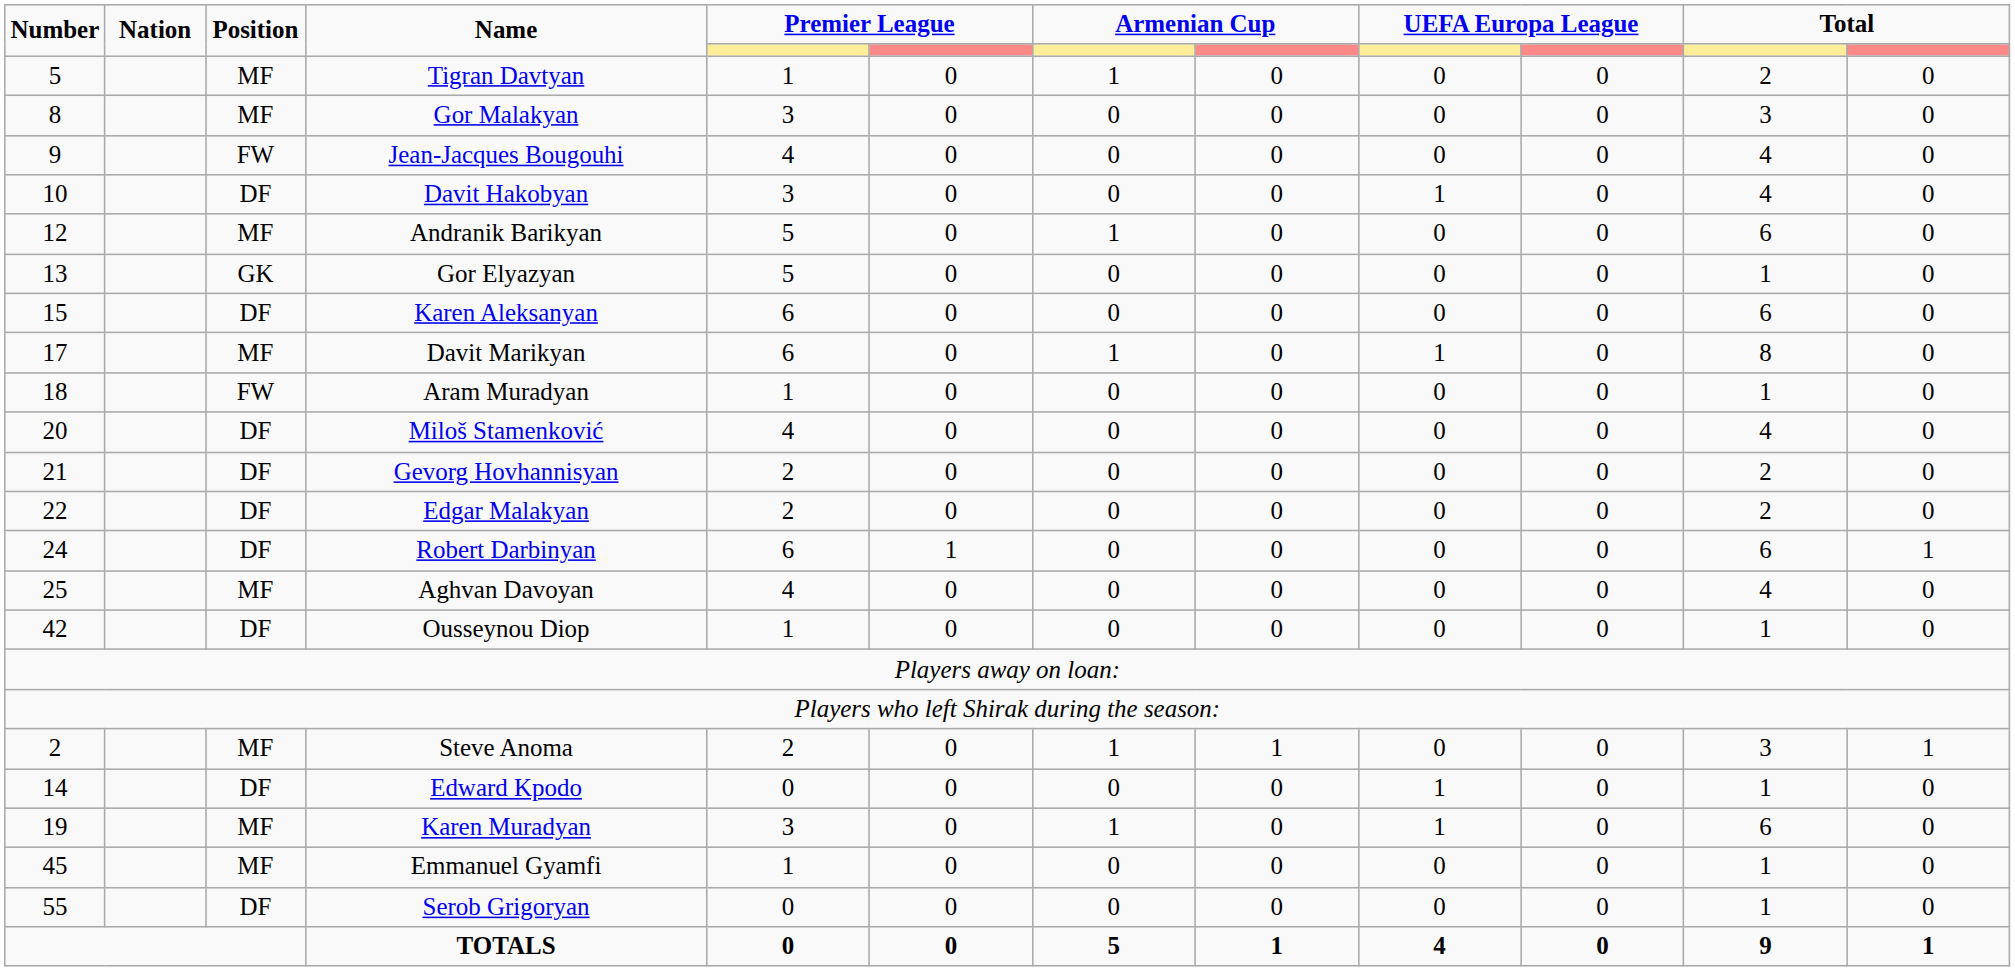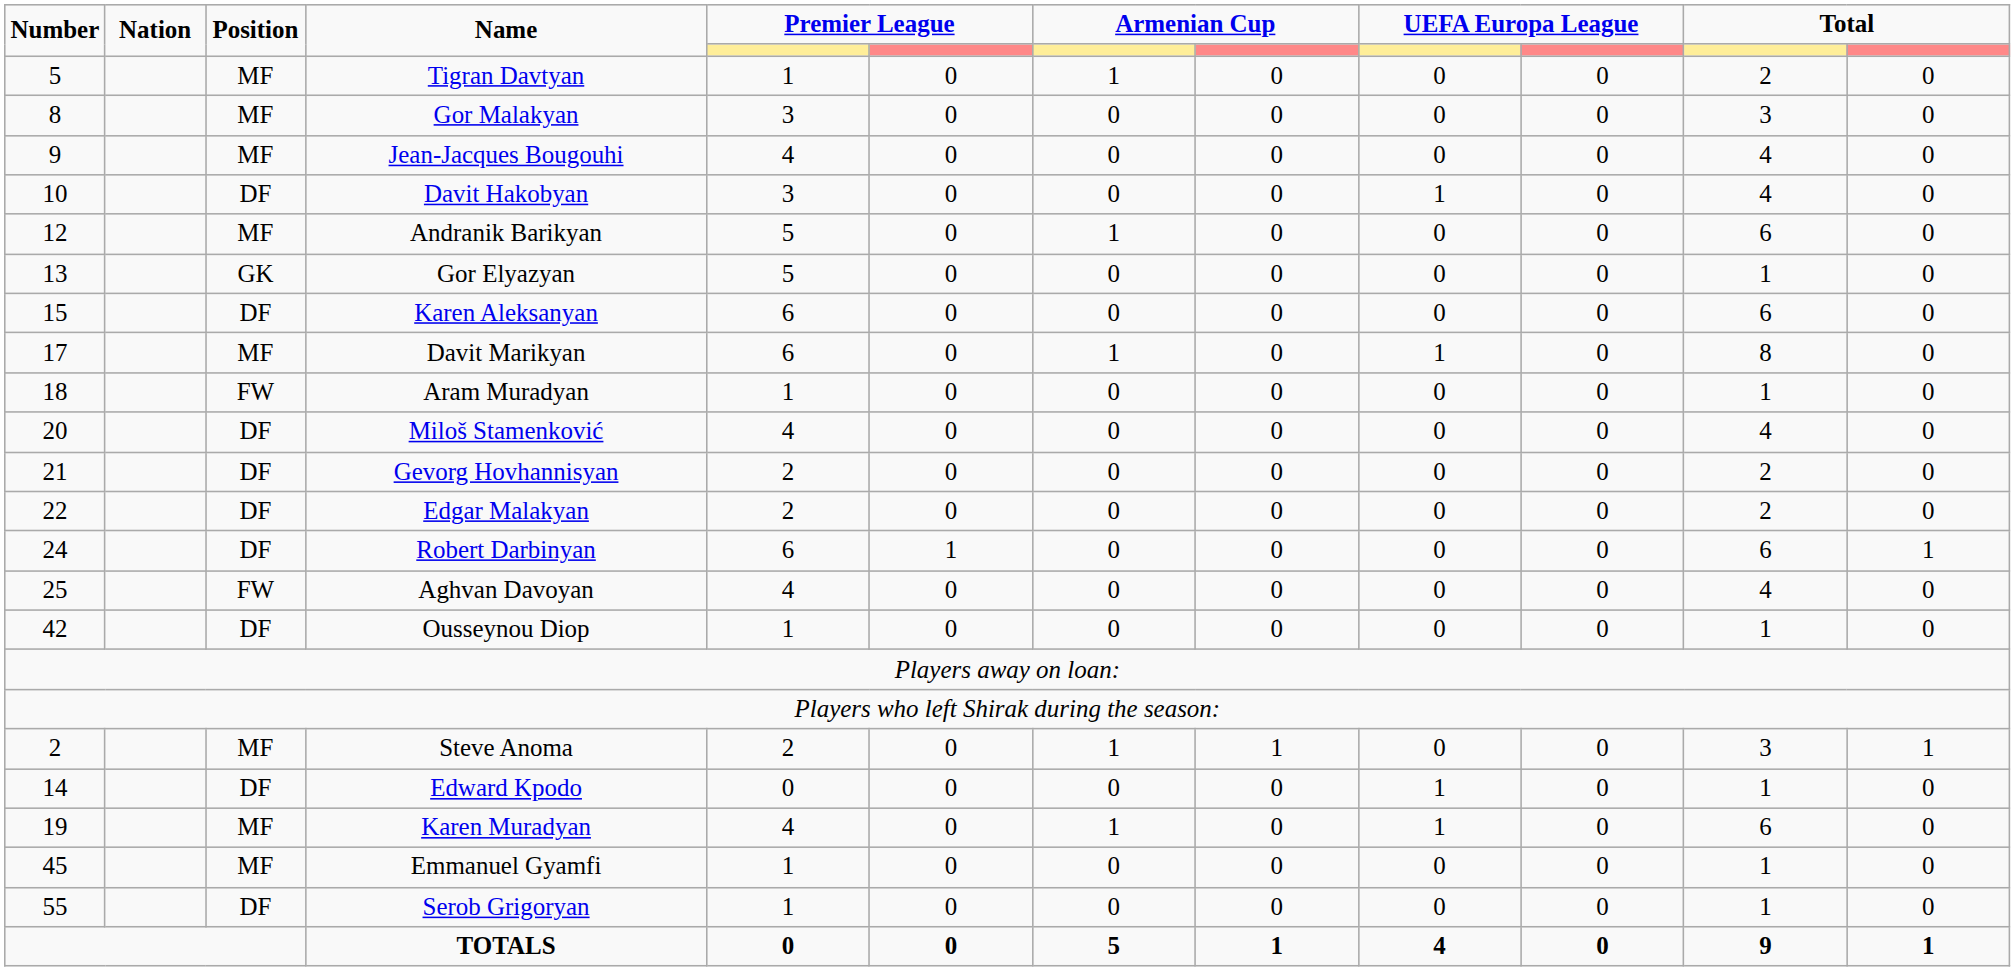(255, 154) FW -> (255, 154) MF
(255, 589) MF -> (255, 589) FW
(788, 827) 3 -> (788, 827) 4
(788, 906) 0 -> (788, 906) 1
